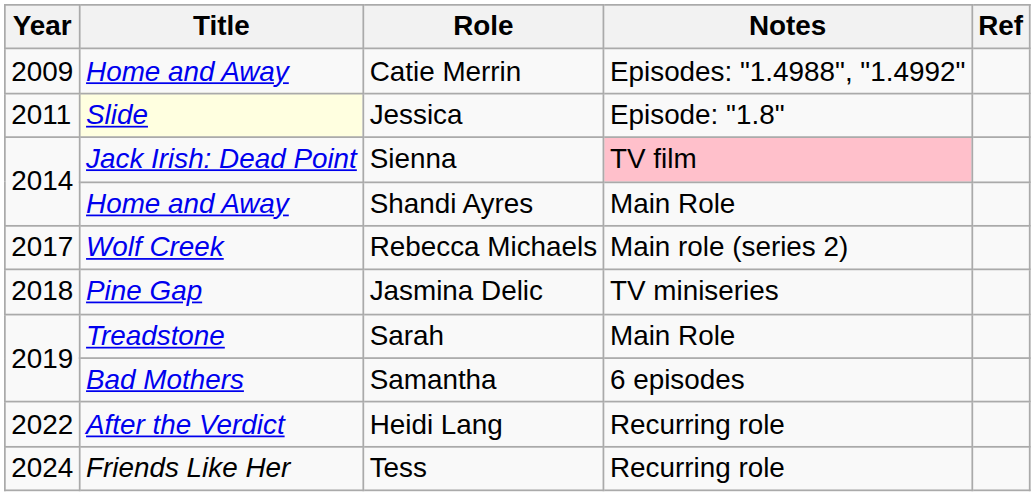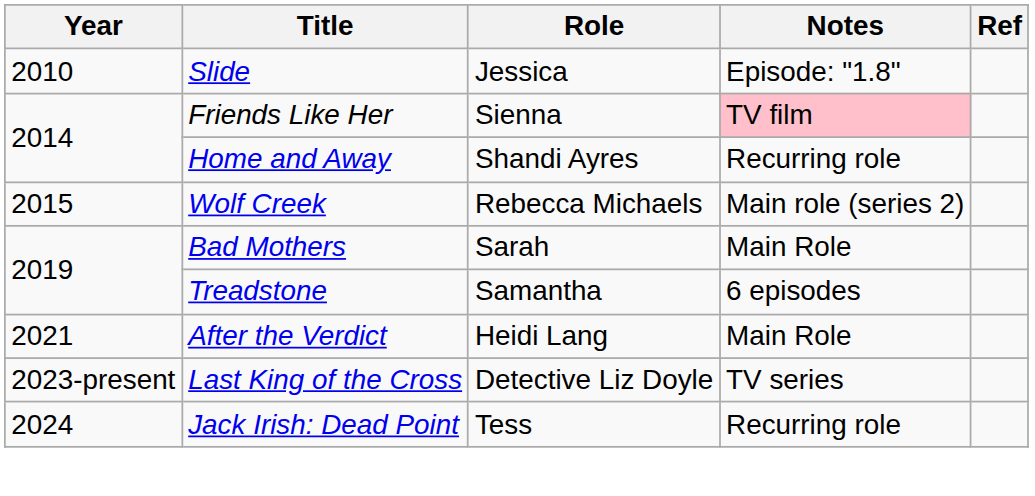- row: (445, 70)
(41, 114) 2011 -> (42, 70) 2010
(117, 114) lightyellow background -> (219, 70) no background
(221, 159) Jack Irish: Dead Point -> (290, 114) Friends Like Her
(673, 203) Main Role -> (813, 159) Recurring role
(42, 247) 2017 -> (42, 203) 2015
- row: (456, 291)
(155, 335) Treadstone -> (267, 247) Bad Mothers
(165, 379) Bad Mothers -> (258, 291) Treadstone
(42, 423) 2022 -> (42, 335) 2021
(697, 423) Recurring role -> (789, 335) Main Role
+ row: (594, 379)
(188, 468) Friends Like Her -> (324, 423) Jack Irish: Dead Point
